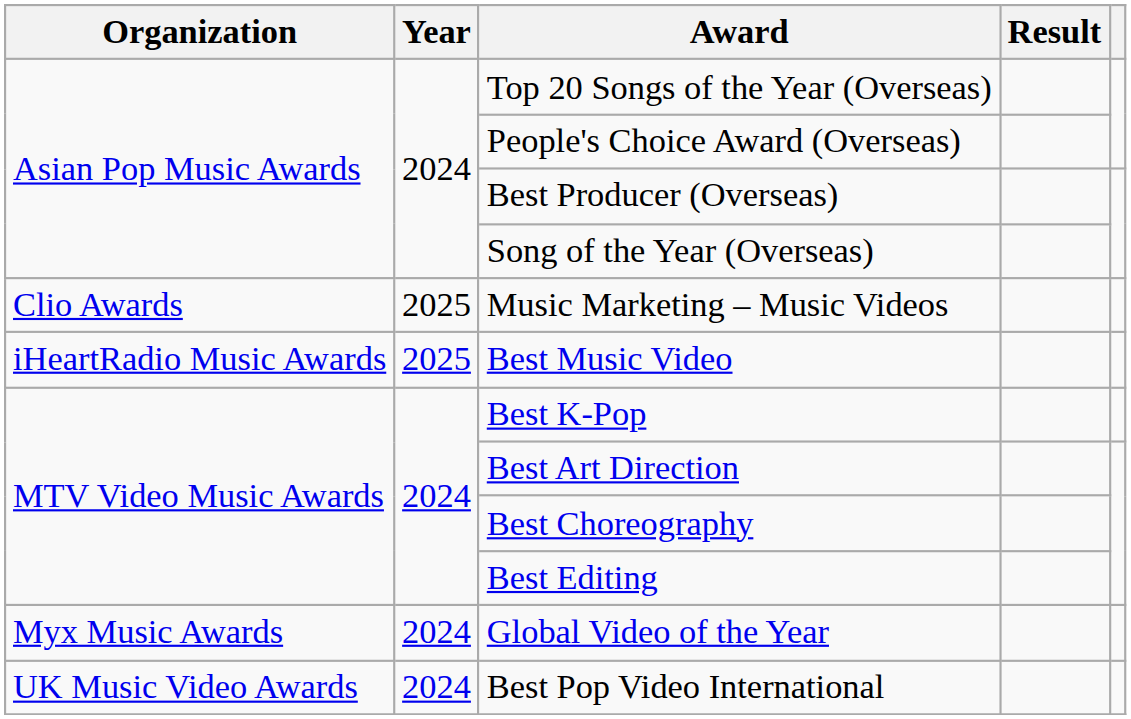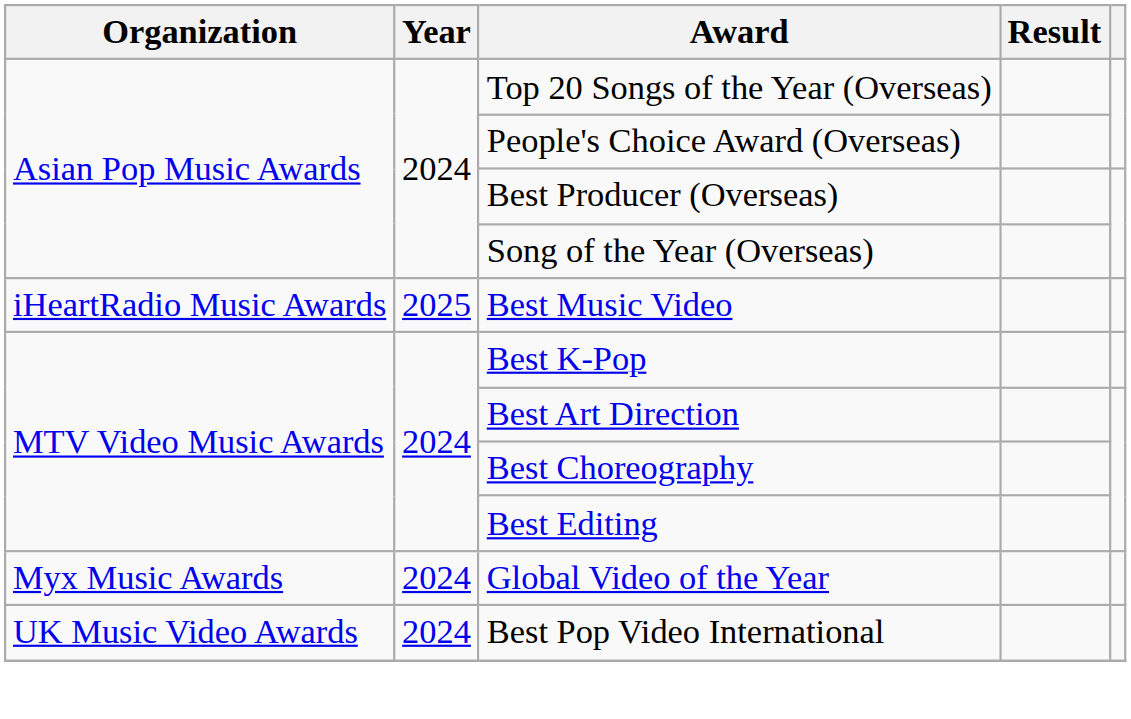- row: (718, 304)
